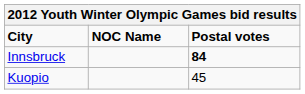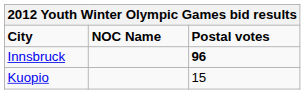(199, 57) 84 -> (199, 57) 96
(199, 78) 45 -> (199, 78) 15
